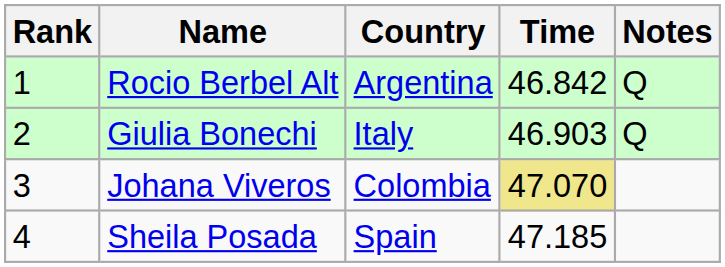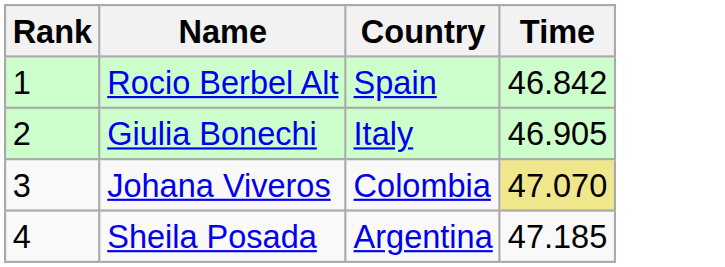- column: (668, 31)
(423, 82) Argentina -> (395, 82) Spain
(558, 134) 46.903 -> (558, 134) 46.905
(395, 237) Spain -> (423, 237) Argentina
